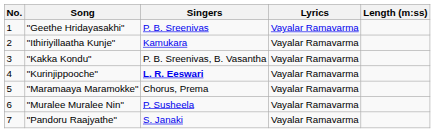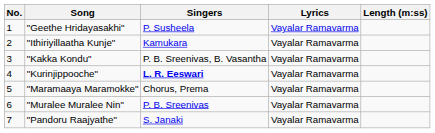(176, 28) P. B. Sreenivas -> (169, 28) P. Susheela
(169, 105) P. Susheela -> (176, 105) P. B. Sreenivas
